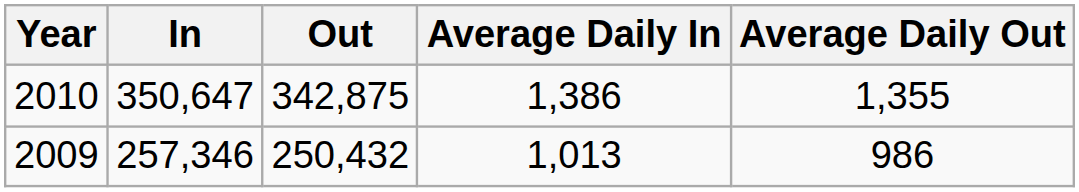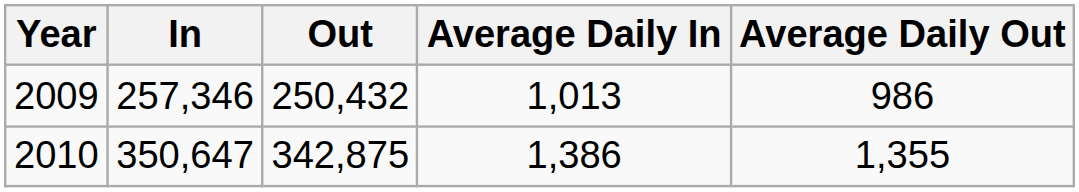rows swapped: (56, 155) <-> (56, 95)
